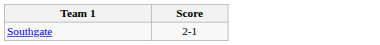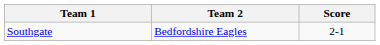+ column: (225, 13)
